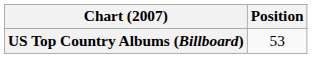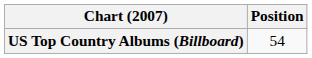(277, 41) 53 -> (277, 41) 54
